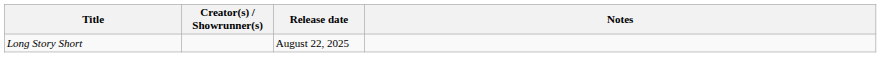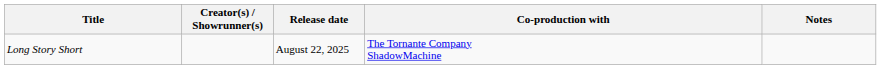+ column: (563, 19)
